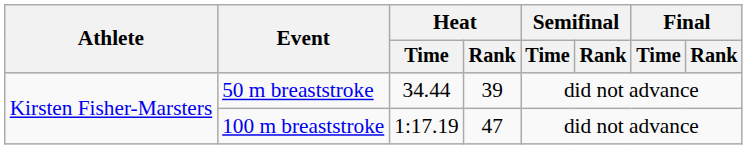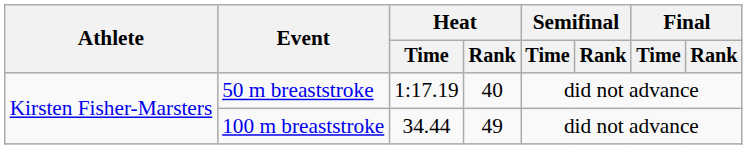(427, 90) 34.44 -> (427, 90) 1:17.19
(492, 90) 39 -> (492, 90) 40
(427, 126) 1:17.19 -> (427, 126) 34.44
(492, 126) 47 -> (492, 126) 49
